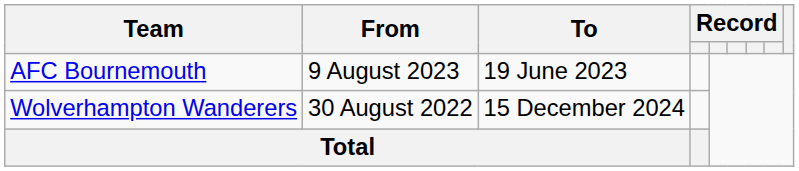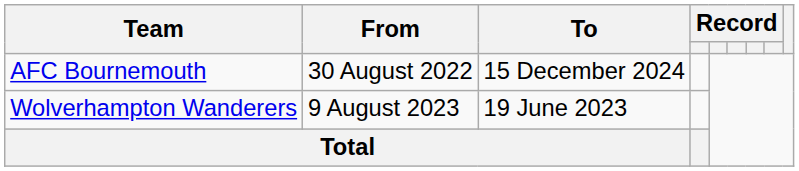(384, 71) 9 August 2023 -> (390, 71) 30 August 2022
(555, 71) 19 June 2023 -> (584, 71) 15 December 2024
(390, 109) 30 August 2022 -> (384, 109) 9 August 2023
(584, 109) 15 December 2024 -> (555, 109) 19 June 2023
